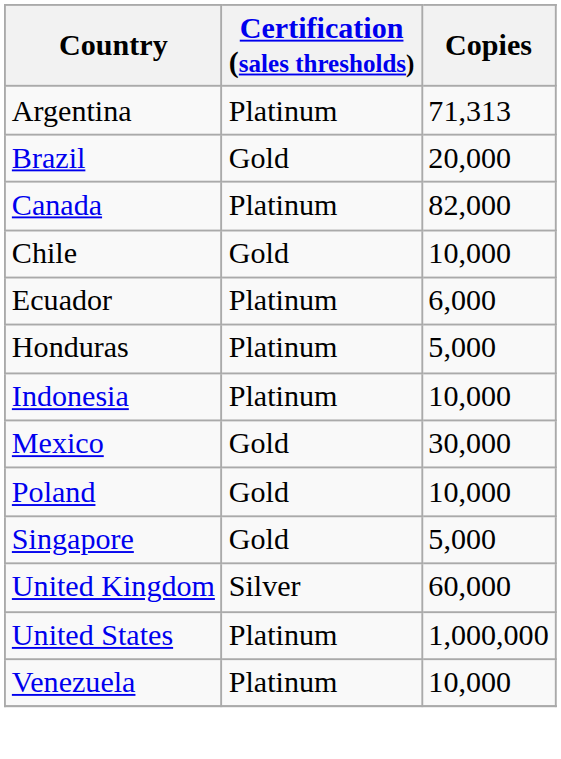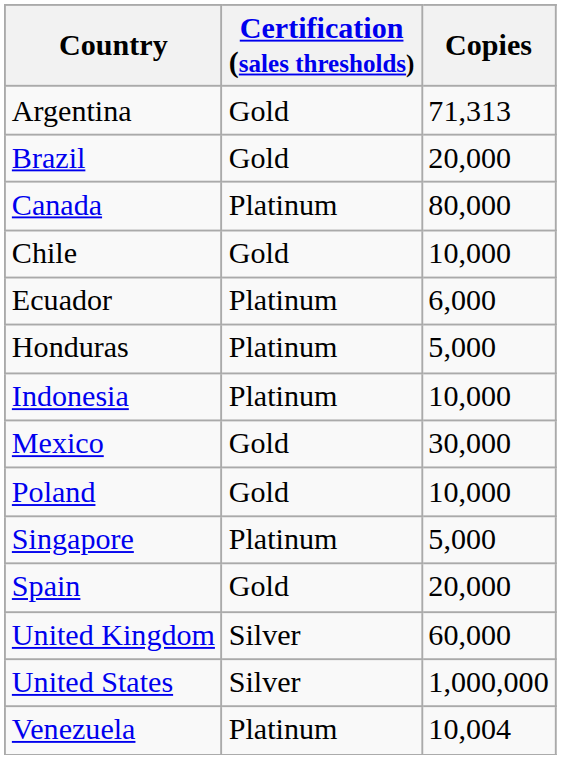(283, 109) Platinum -> (259, 109) Gold
(470, 205) 82,000 -> (470, 205) 80,000
(259, 539) Gold -> (283, 539) Platinum
+ row: (46, 586)
(283, 634) Platinum -> (265, 682) Silver
(470, 682) 10,000 -> (470, 730) 10,004
